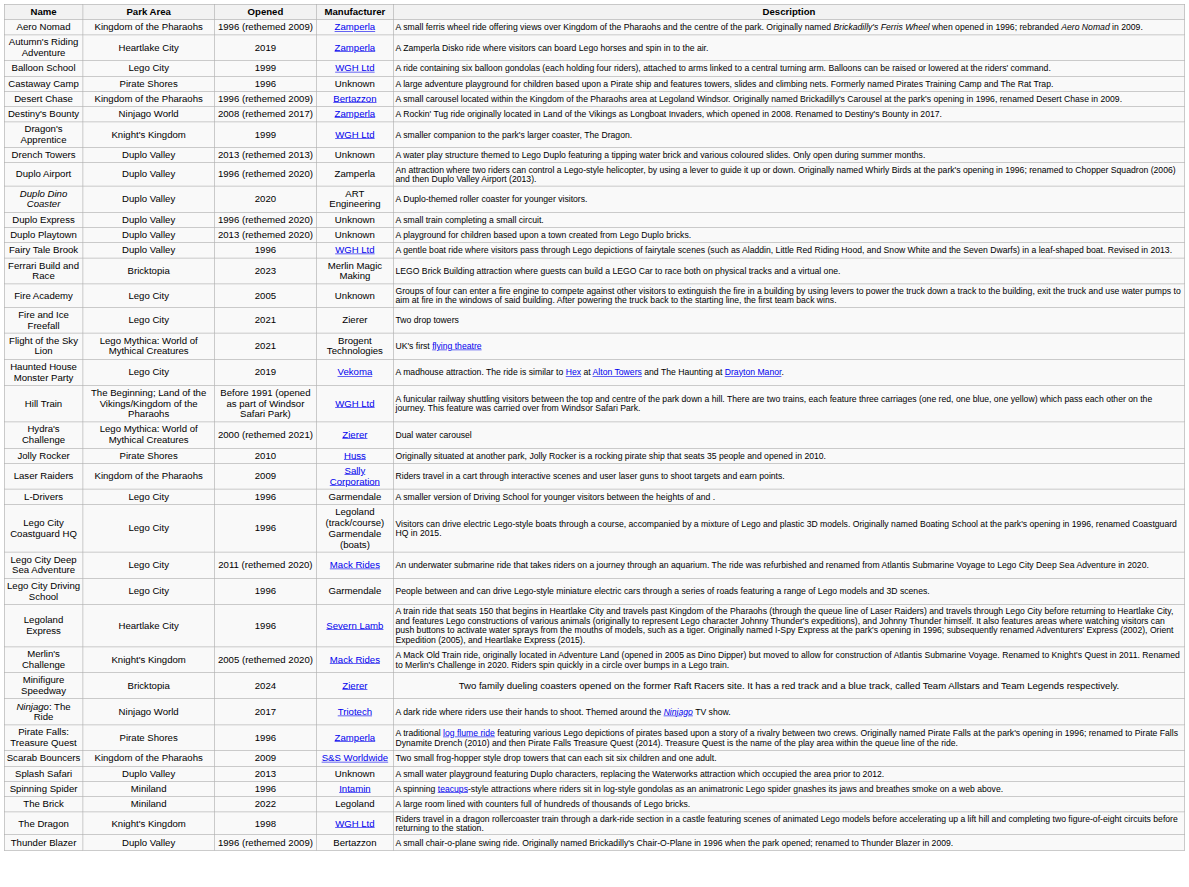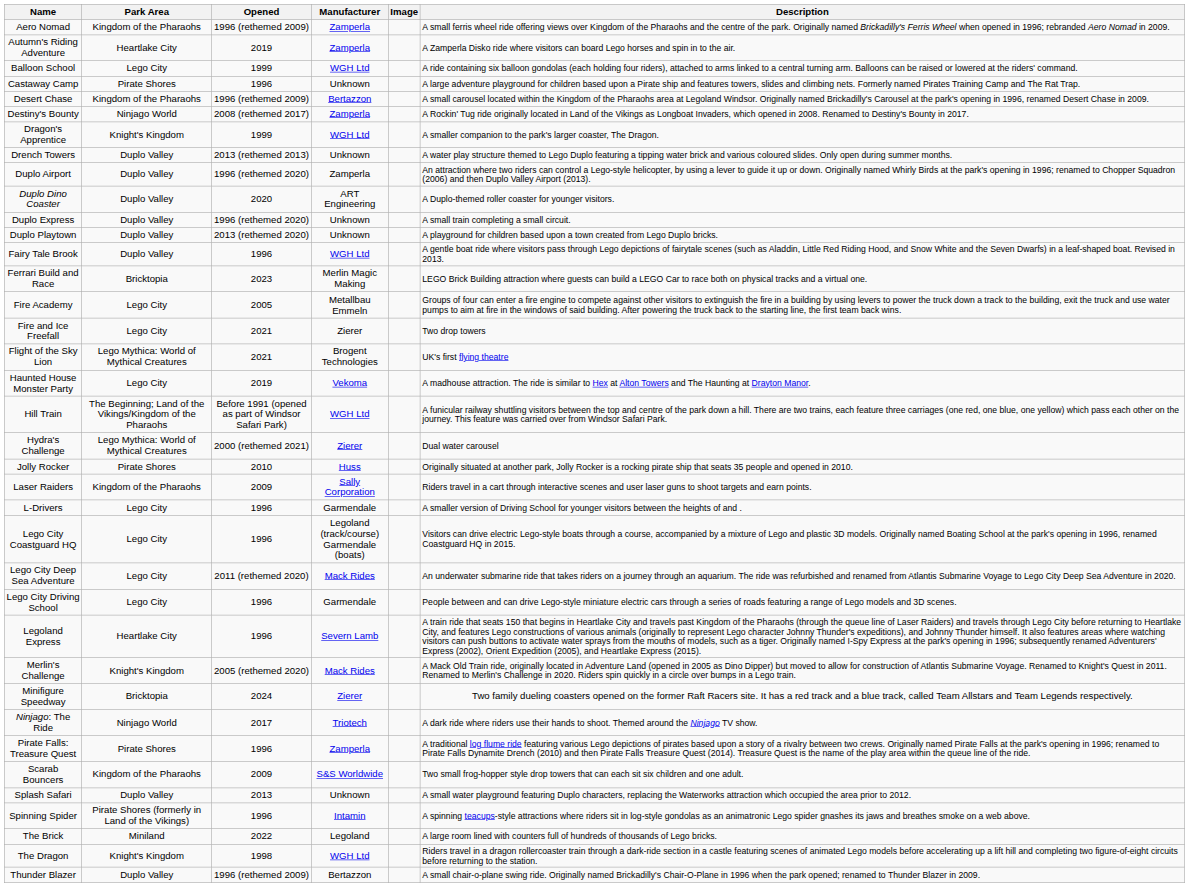+ column: (404, 12)
(355, 295) Unknown -> (350, 305) Metallbau Emmeln
(149, 789) Miniland -> (147, 816) Pirate Shores (formerly in Land of the Vikings)
